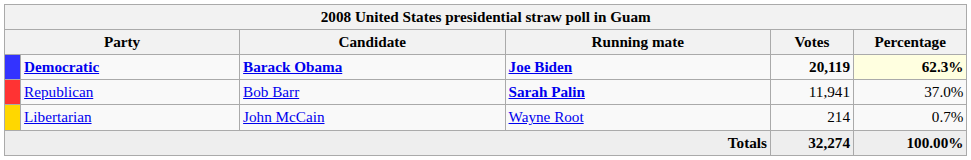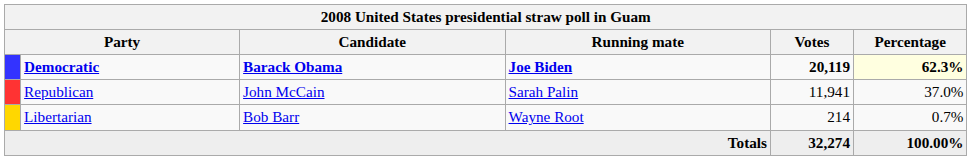(271, 92) Bob Barr -> (284, 92) John McCain
(547, 92) bold -> (543, 92) normal
(284, 117) John McCain -> (271, 117) Bob Barr
